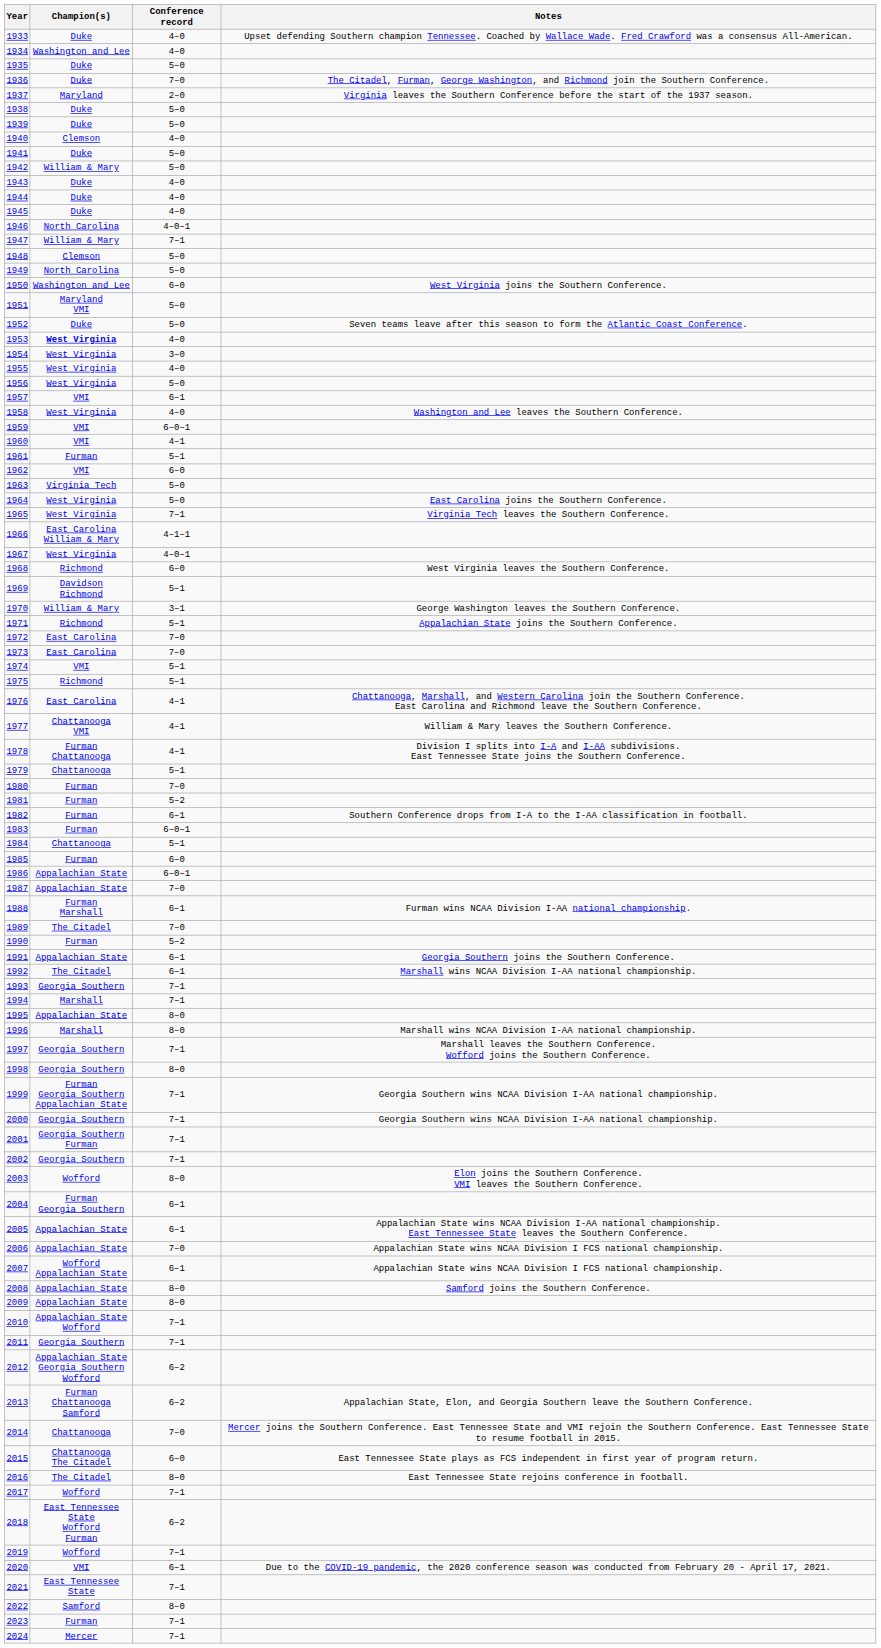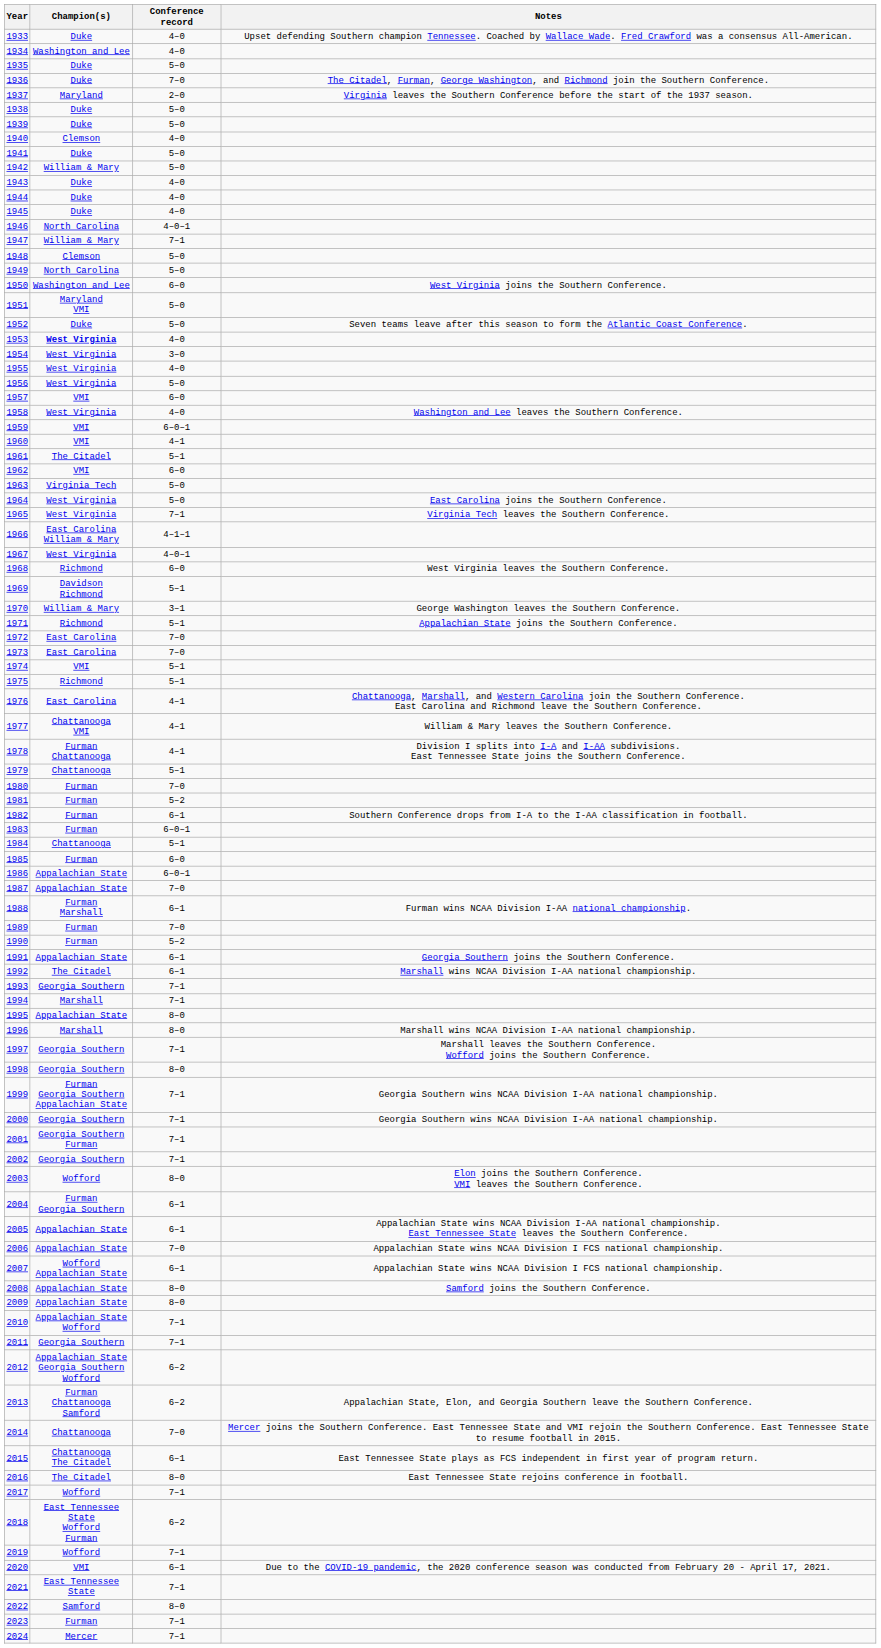(177, 398) 6–1 -> (177, 398) 6–0
(81, 456) Furman -> (81, 456) The Citadel
(81, 928) The Citadel -> (81, 928) Furman
(177, 1458) 6–0 -> (177, 1458) 6–1
